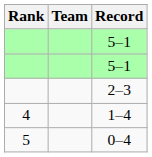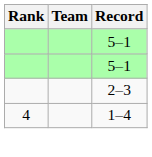- row: (26, 139)
